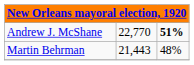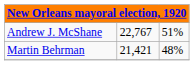(134, 32) 22,770 -> (136, 32) 22,767
(172, 32) bold -> (172, 32) normal
(134, 50) 21,443 -> (136, 50) 21,421
